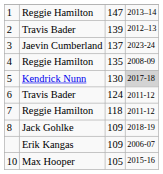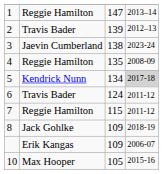(115, 45) 137 -> (115, 45) 138
(115, 78) 130 -> (115, 78) 134
(115, 111) 118 -> (115, 111) 115
